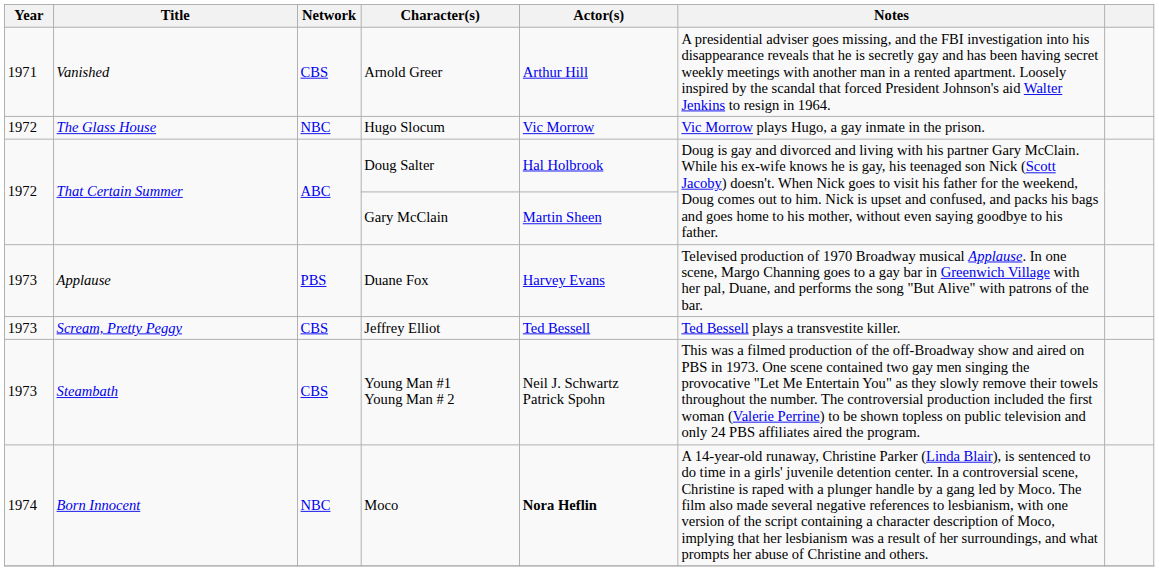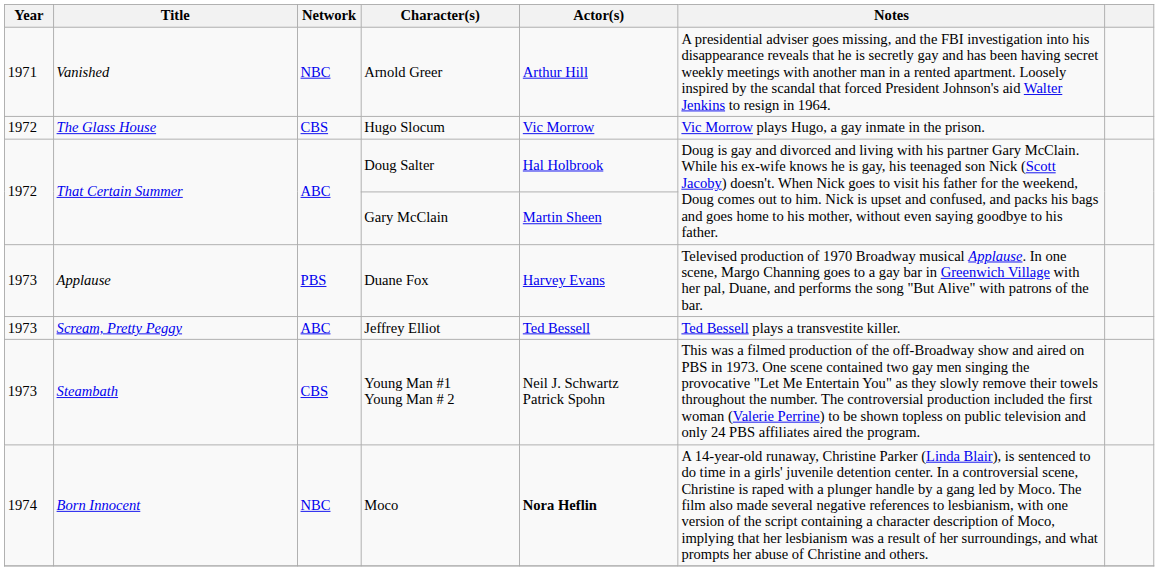(314, 71) CBS -> (316, 71) NBC
(316, 127) NBC -> (314, 127) CBS
(314, 328) CBS -> (316, 328) ABC
